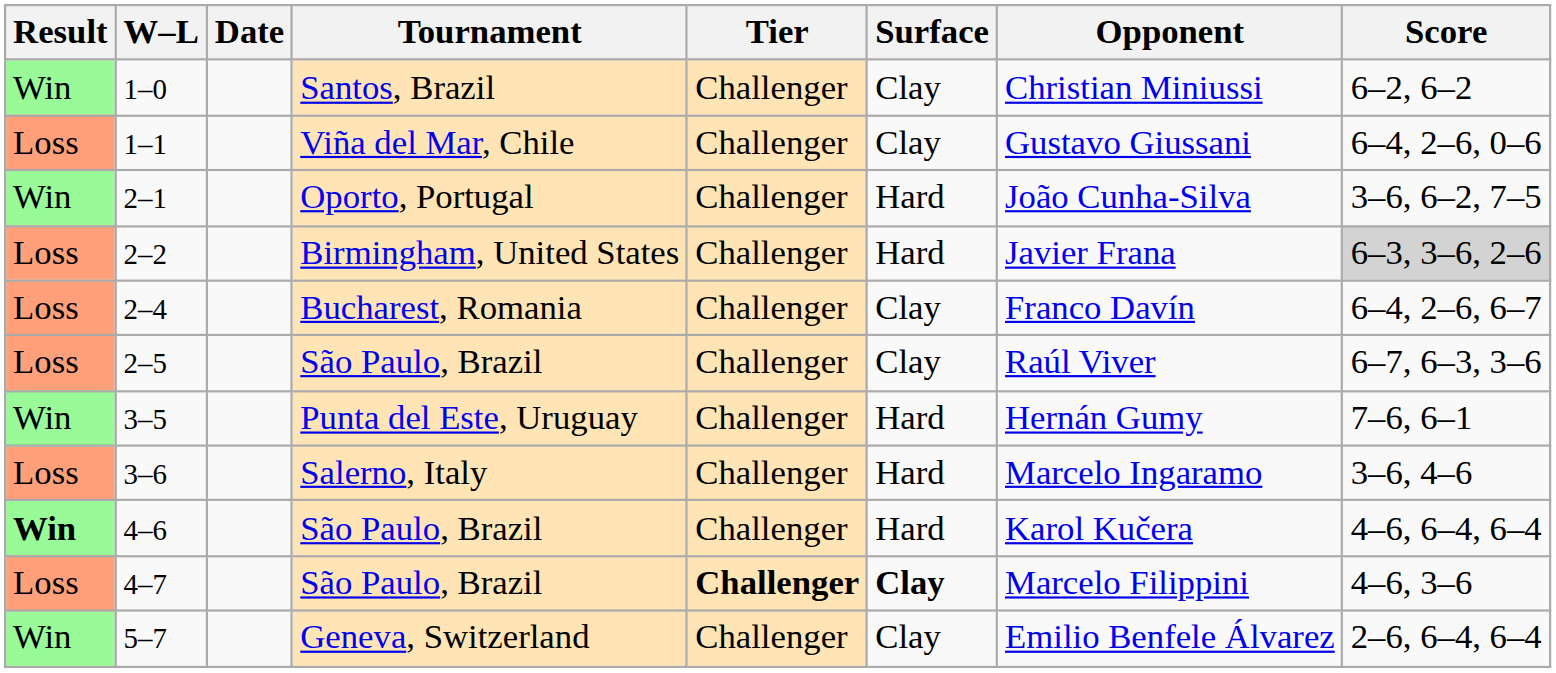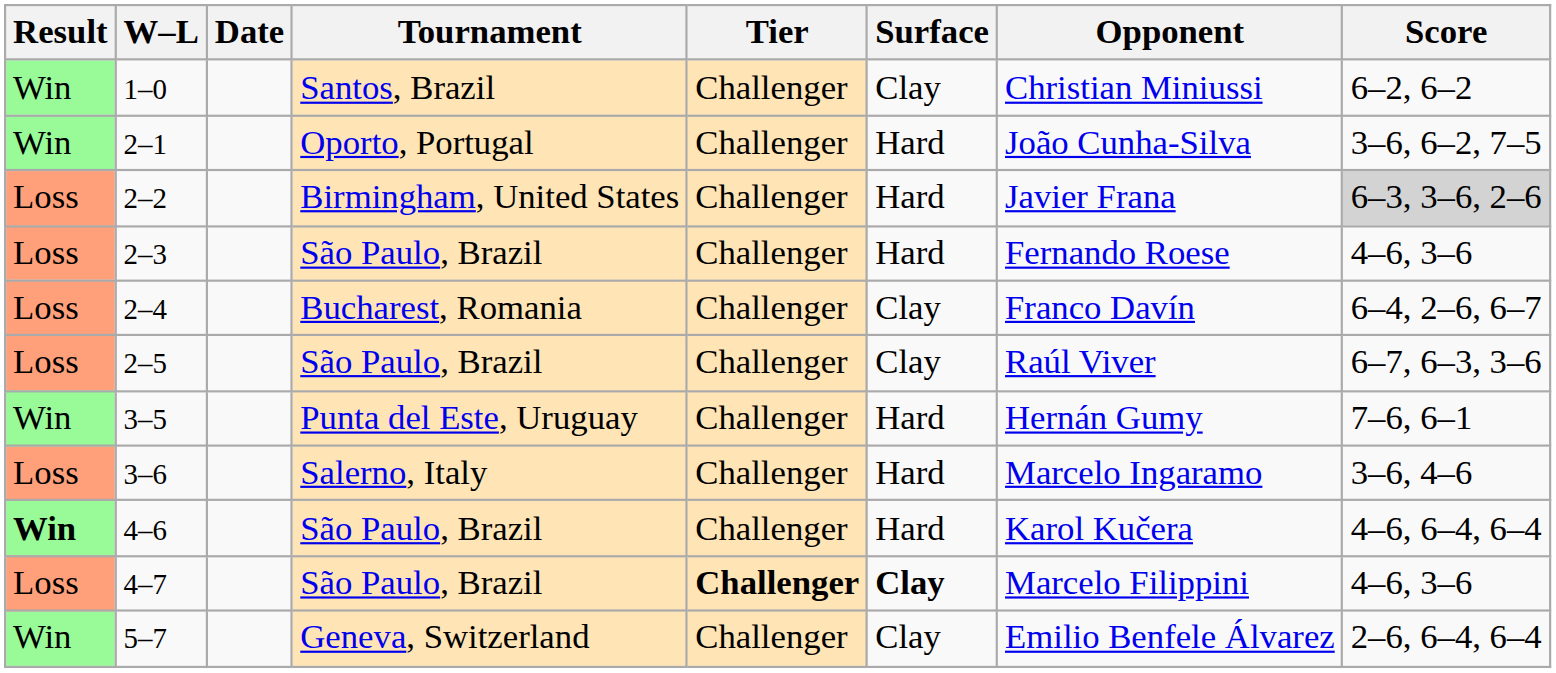- row: (145, 144)
+ row: (145, 254)
